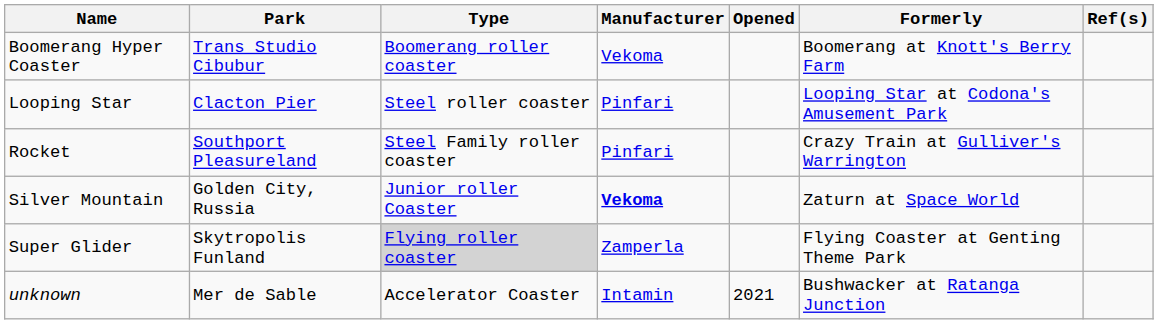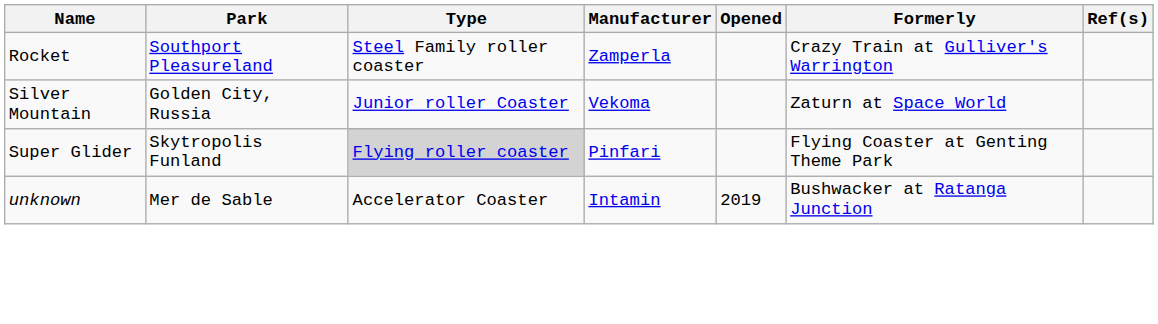- row: (86, 57)
- row: (71, 104)
(637, 152) Pinfari -> (630, 57) Zamperla
(632, 200) bold -> (619, 104) normal
(643, 248) Zamperla -> (624, 152) Pinfari
(754, 295) 2021 -> (741, 200) 2019
